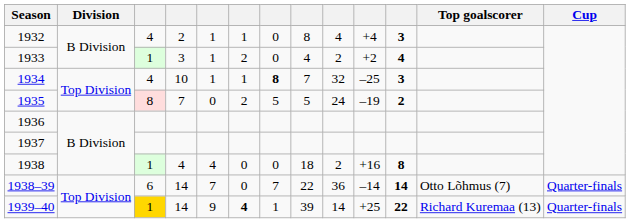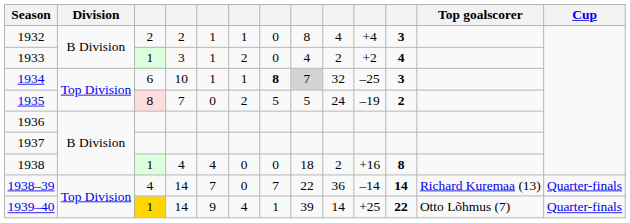(150, 36) 4 -> (150, 36) 2
(150, 79) 4 -> (150, 79) 6
(307, 79) no background -> (307, 79) lightgrey background
(150, 185) 6 -> (150, 185) 4
(465, 185) Otto Lõhmus (7) -> (480, 185) Richard Kuremaa (13)
(244, 206) bold -> (244, 206) normal
(480, 206) Richard Kuremaa (13) -> (465, 206) Otto Lõhmus (7)
